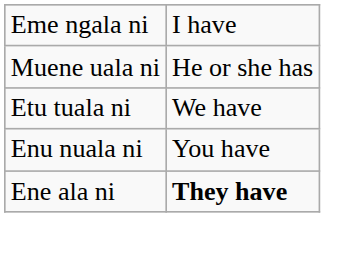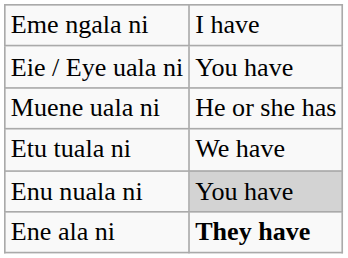+ row: (97, 66)
(221, 149) no background -> (244, 190) lightgrey background
